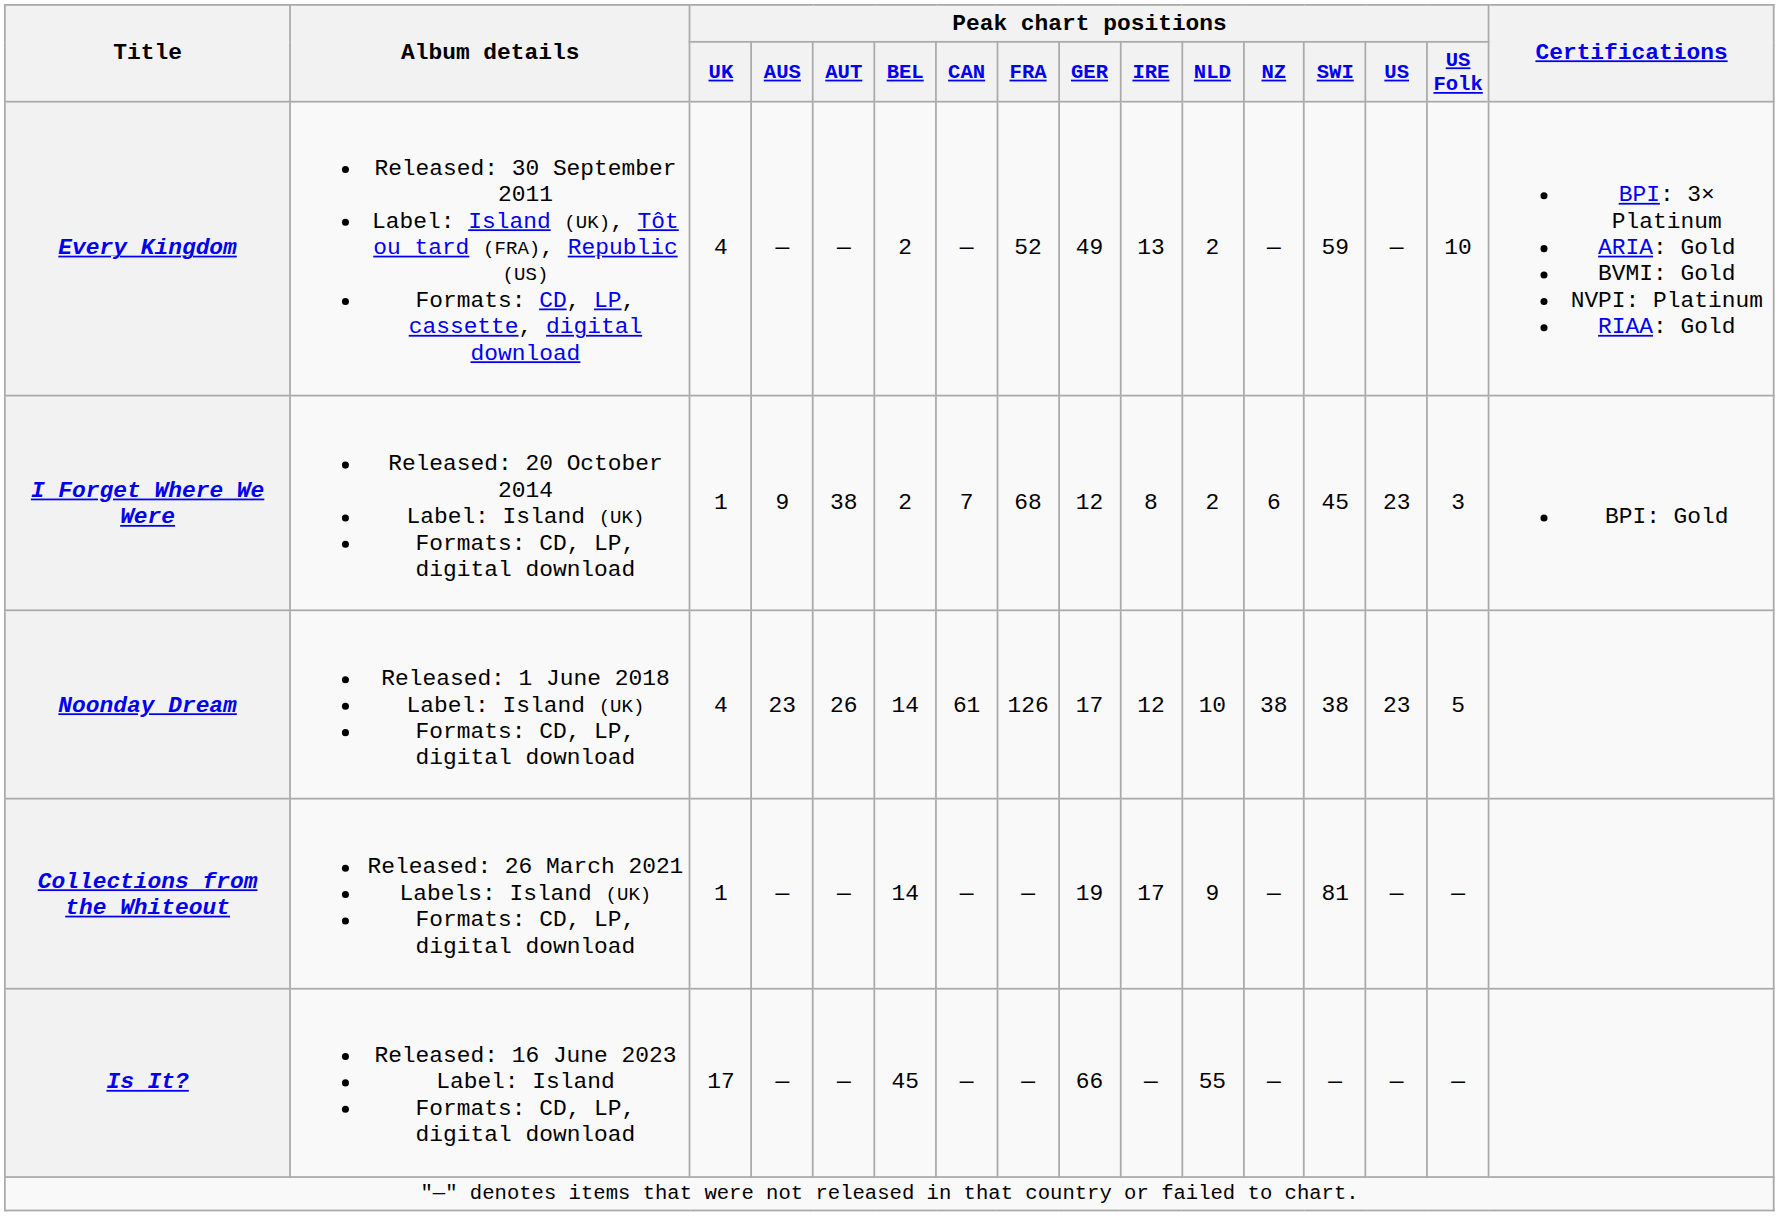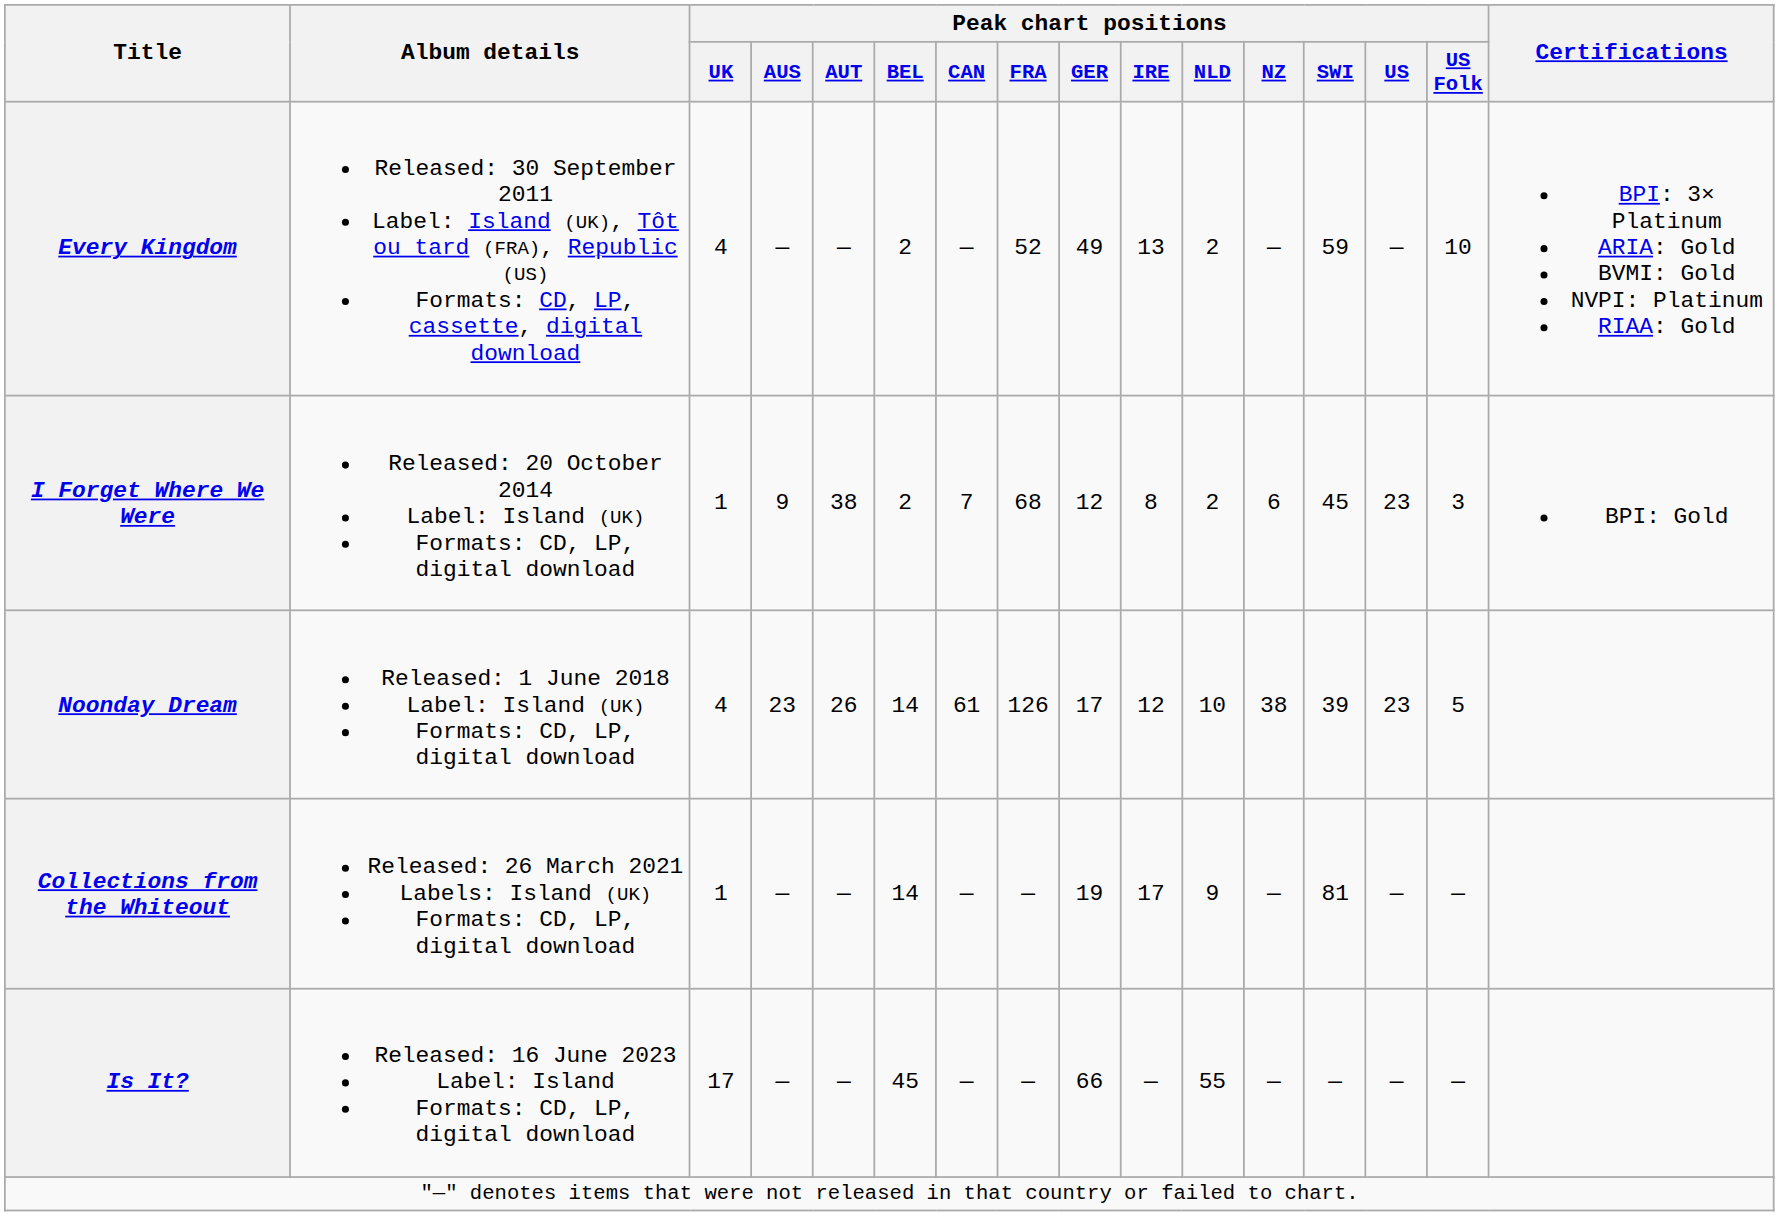(1335, 705) 38 -> (1335, 705) 39
